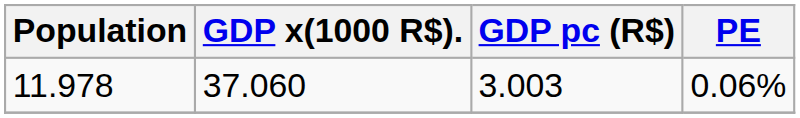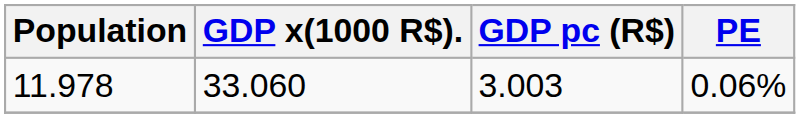(254, 84) 37.060 -> (254, 84) 33.060
